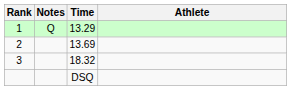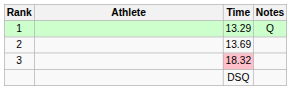columns swapped: (192, 12) <-> (51, 12)
(82, 61) no background -> (238, 61) pink background
